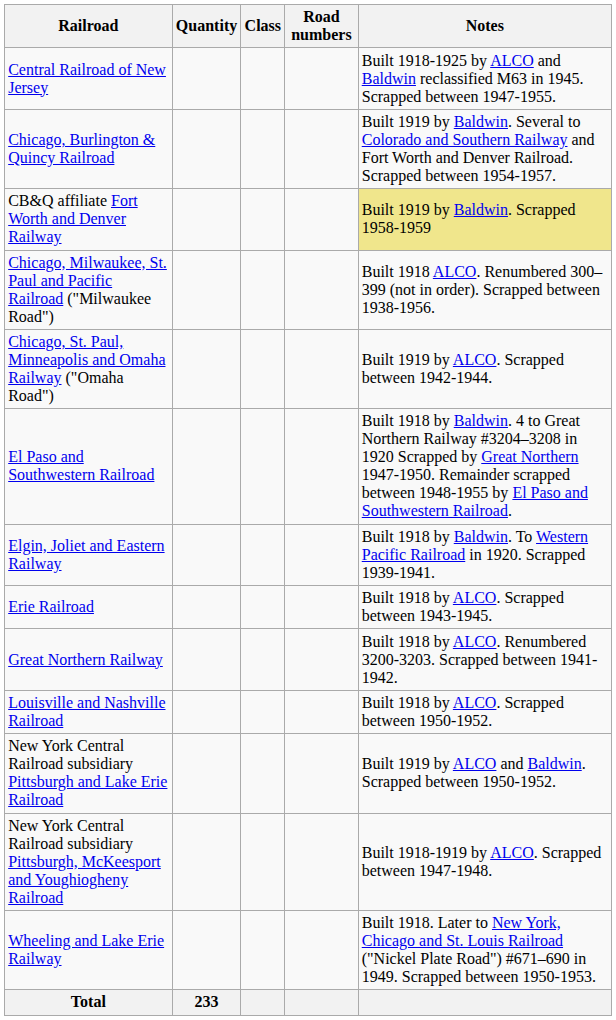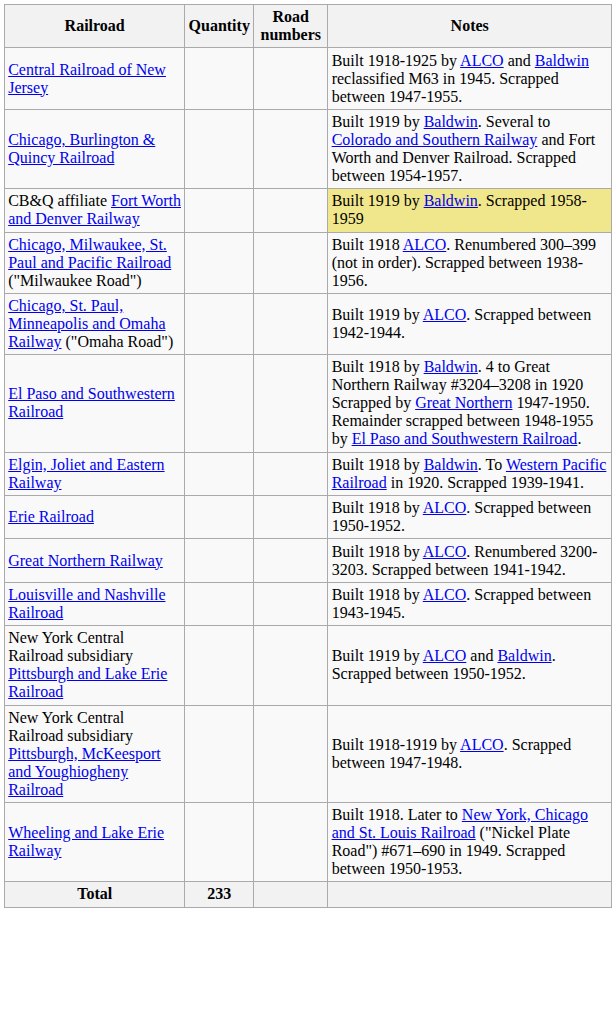- column: (263, 26)
(463, 607) Built 1918 by ALCO. Scrapped between 1943-1945. -> (461, 517) Built 1918 by ALCO. Scrapped between 1950-1952.
(463, 711) Built 1918 by ALCO. Scrapped between 1950-1952. -> (461, 603) Built 1918 by ALCO. Scrapped between 1943-1945.
